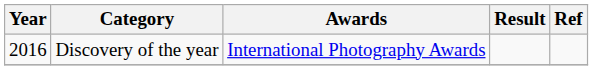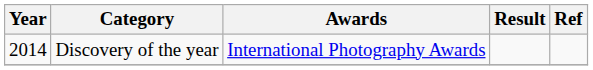(28, 49) 2016 -> (28, 49) 2014
